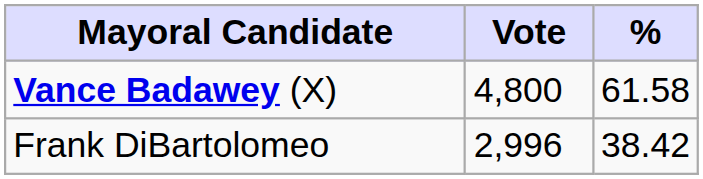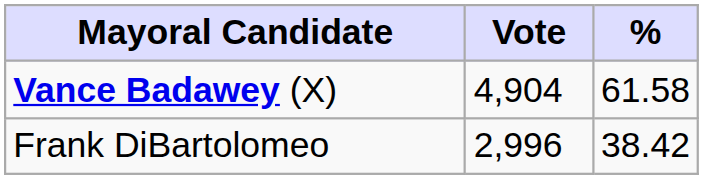(518, 88) 4,800 -> (518, 88) 4,904
